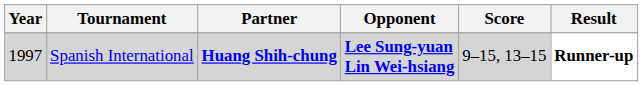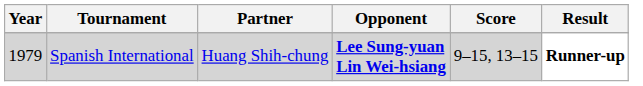(25, 56) 1997 -> (25, 56) 1979
(269, 56) bold -> (265, 56) normal
